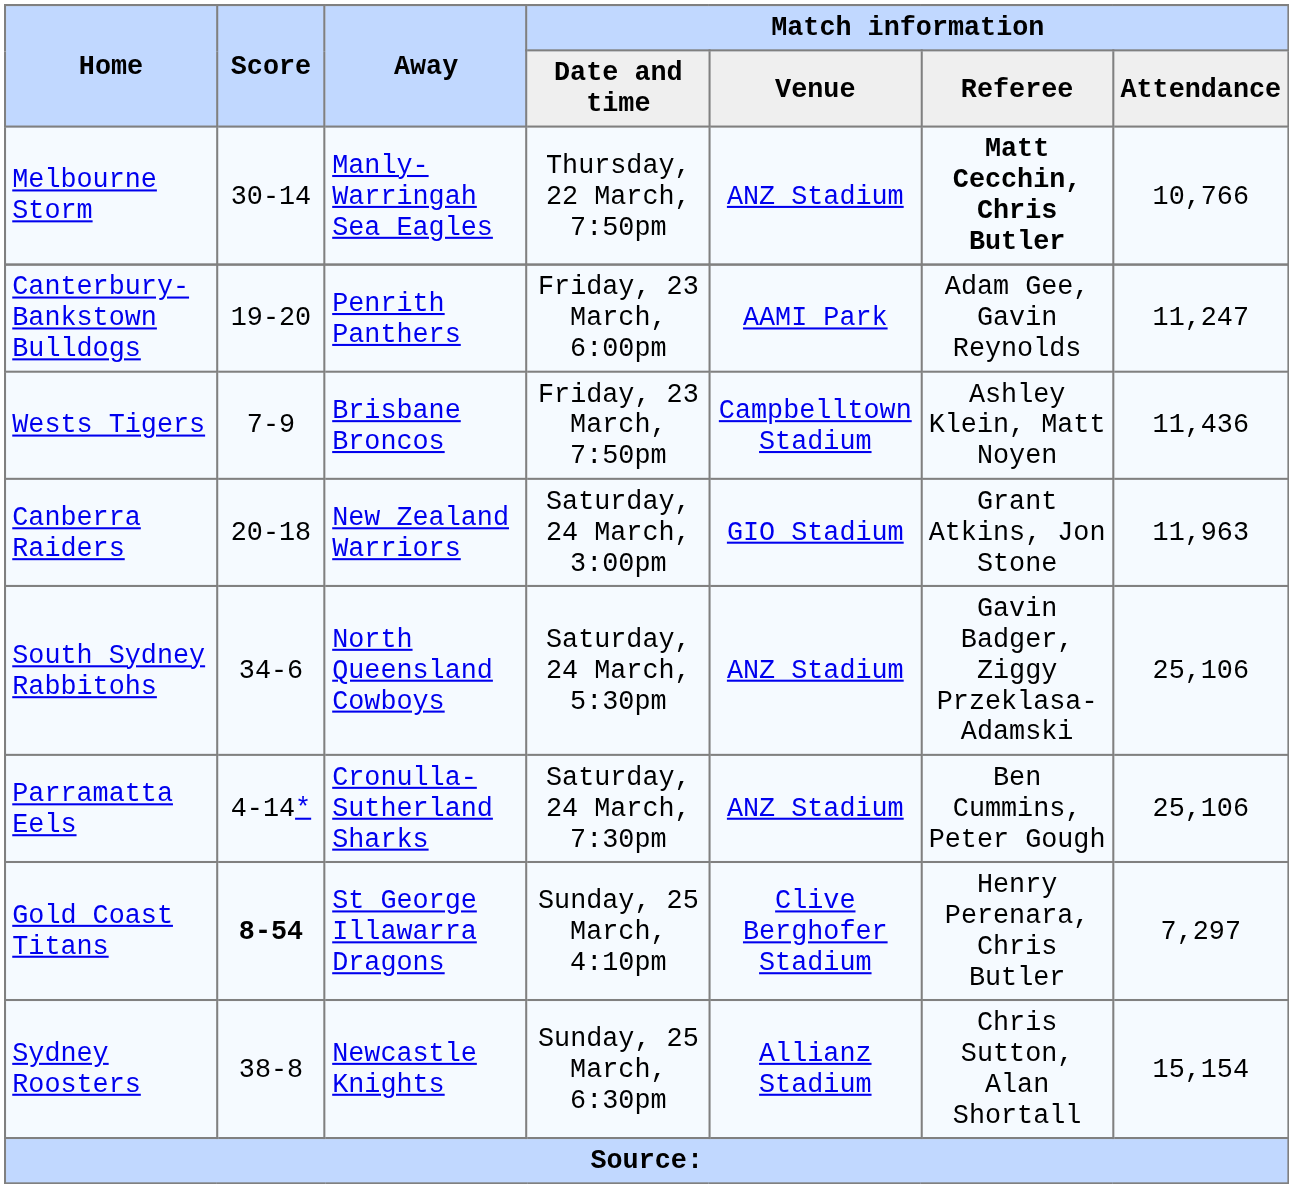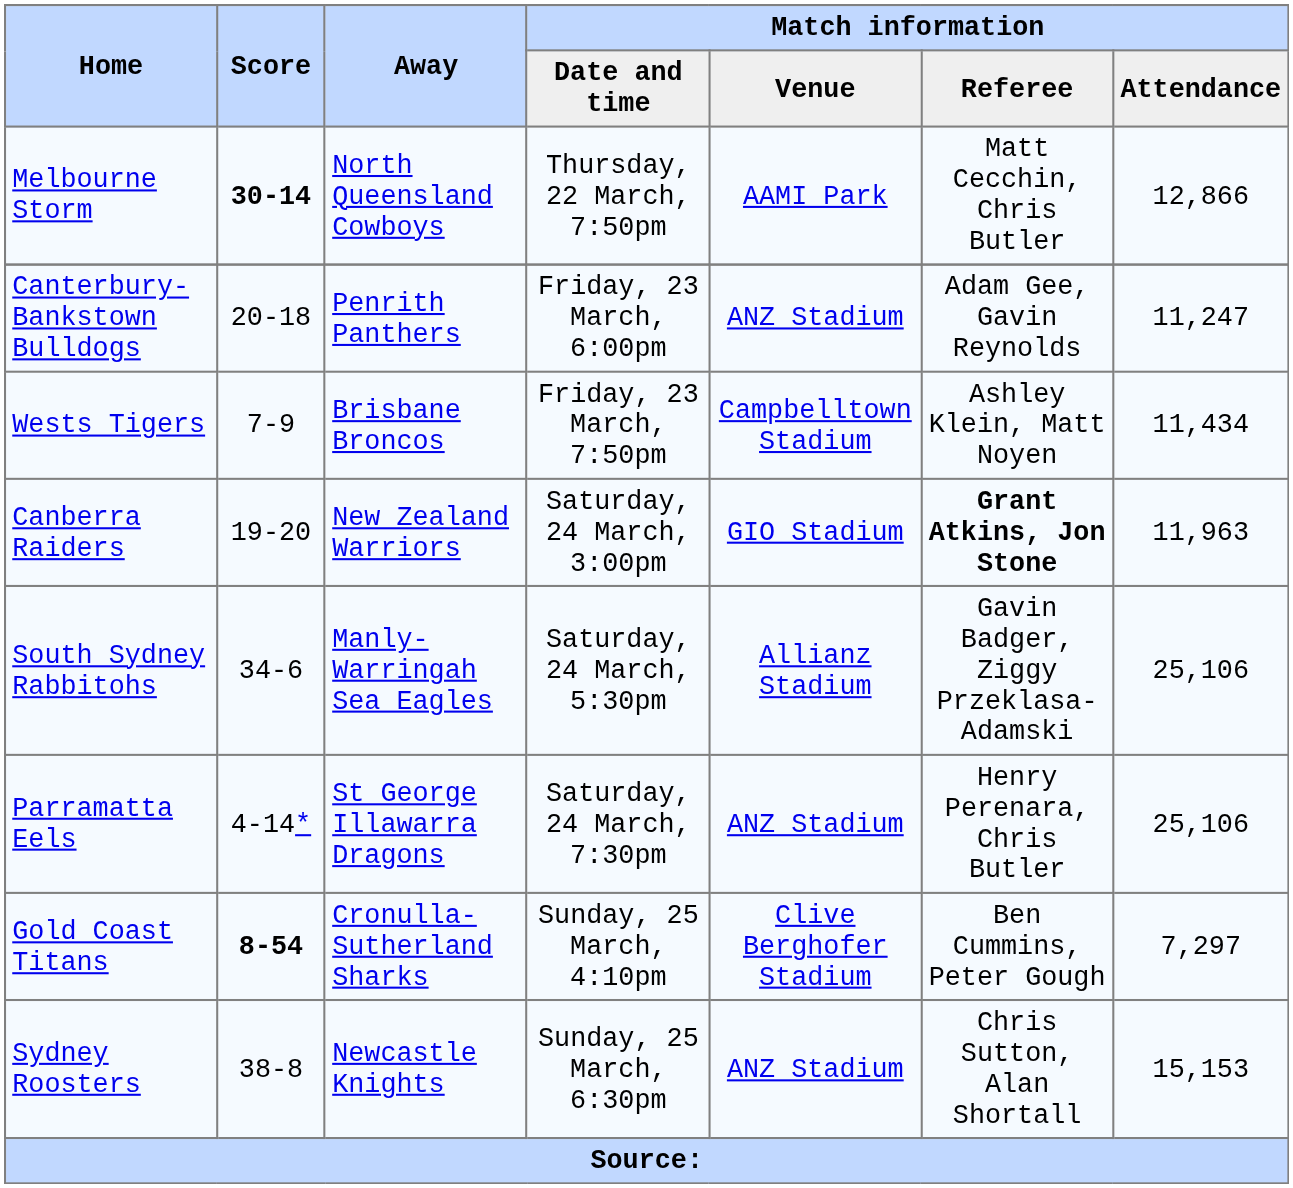(271, 196) normal -> (271, 196) bold
(413, 196) Manly-Warringah Sea Eagles -> (413, 196) North Queensland Cowboys
(815, 196) ANZ Stadium -> (815, 196) AAMI Park
(1017, 196) bold -> (1017, 196) normal
(1201, 196) 10,766 -> (1201, 196) 12,866
(271, 318) 19-20 -> (271, 318) 20-18
(815, 318) AAMI Park -> (815, 318) ANZ Stadium
(1201, 425) 11,436 -> (1201, 425) 11,434
(271, 532) 20-18 -> (271, 532) 19-20
(1017, 532) normal -> (1017, 532) bold
(413, 670) North Queensland Cowboys -> (413, 670) Manly-Warringah Sea Eagles
(815, 670) ANZ Stadium -> (815, 670) Allianz Stadium
(413, 808) Cronulla-Sutherland Sharks -> (405, 824) St George Illawarra Dragons
(1017, 808) Ben Cummins, Peter Gough -> (1017, 824) Henry Perenara, Chris Butler
(405, 931) St George Illawarra Dragons -> (413, 946) Cronulla-Sutherland Sharks
(1017, 931) Henry Perenara, Chris Butler -> (1017, 946) Ben Cummins, Peter Gough
(815, 1069) Allianz Stadium -> (815, 1069) ANZ Stadium
(1201, 1069) 15,154 -> (1201, 1069) 15,153
